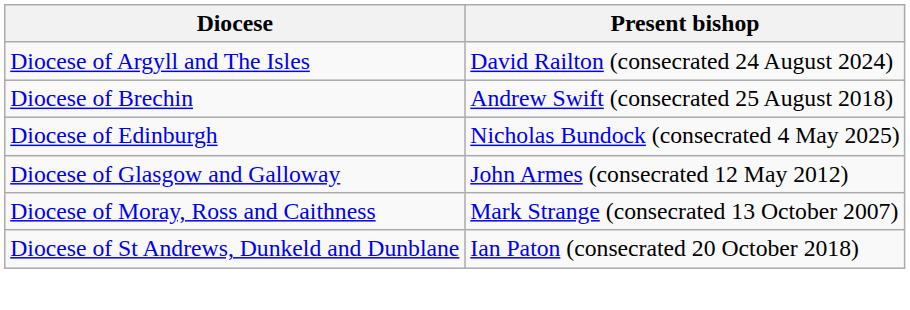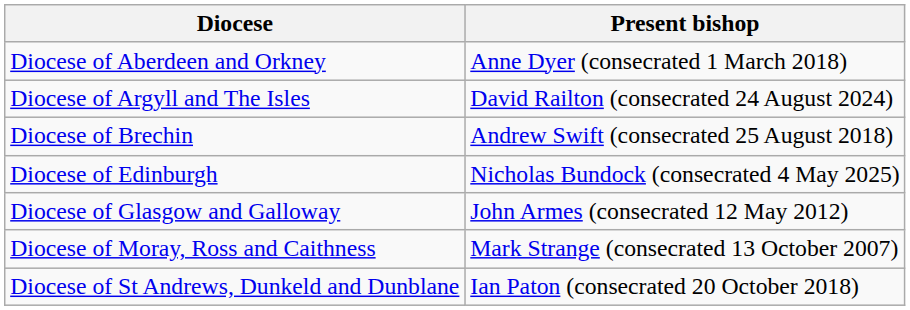+ row: (168, 60)
